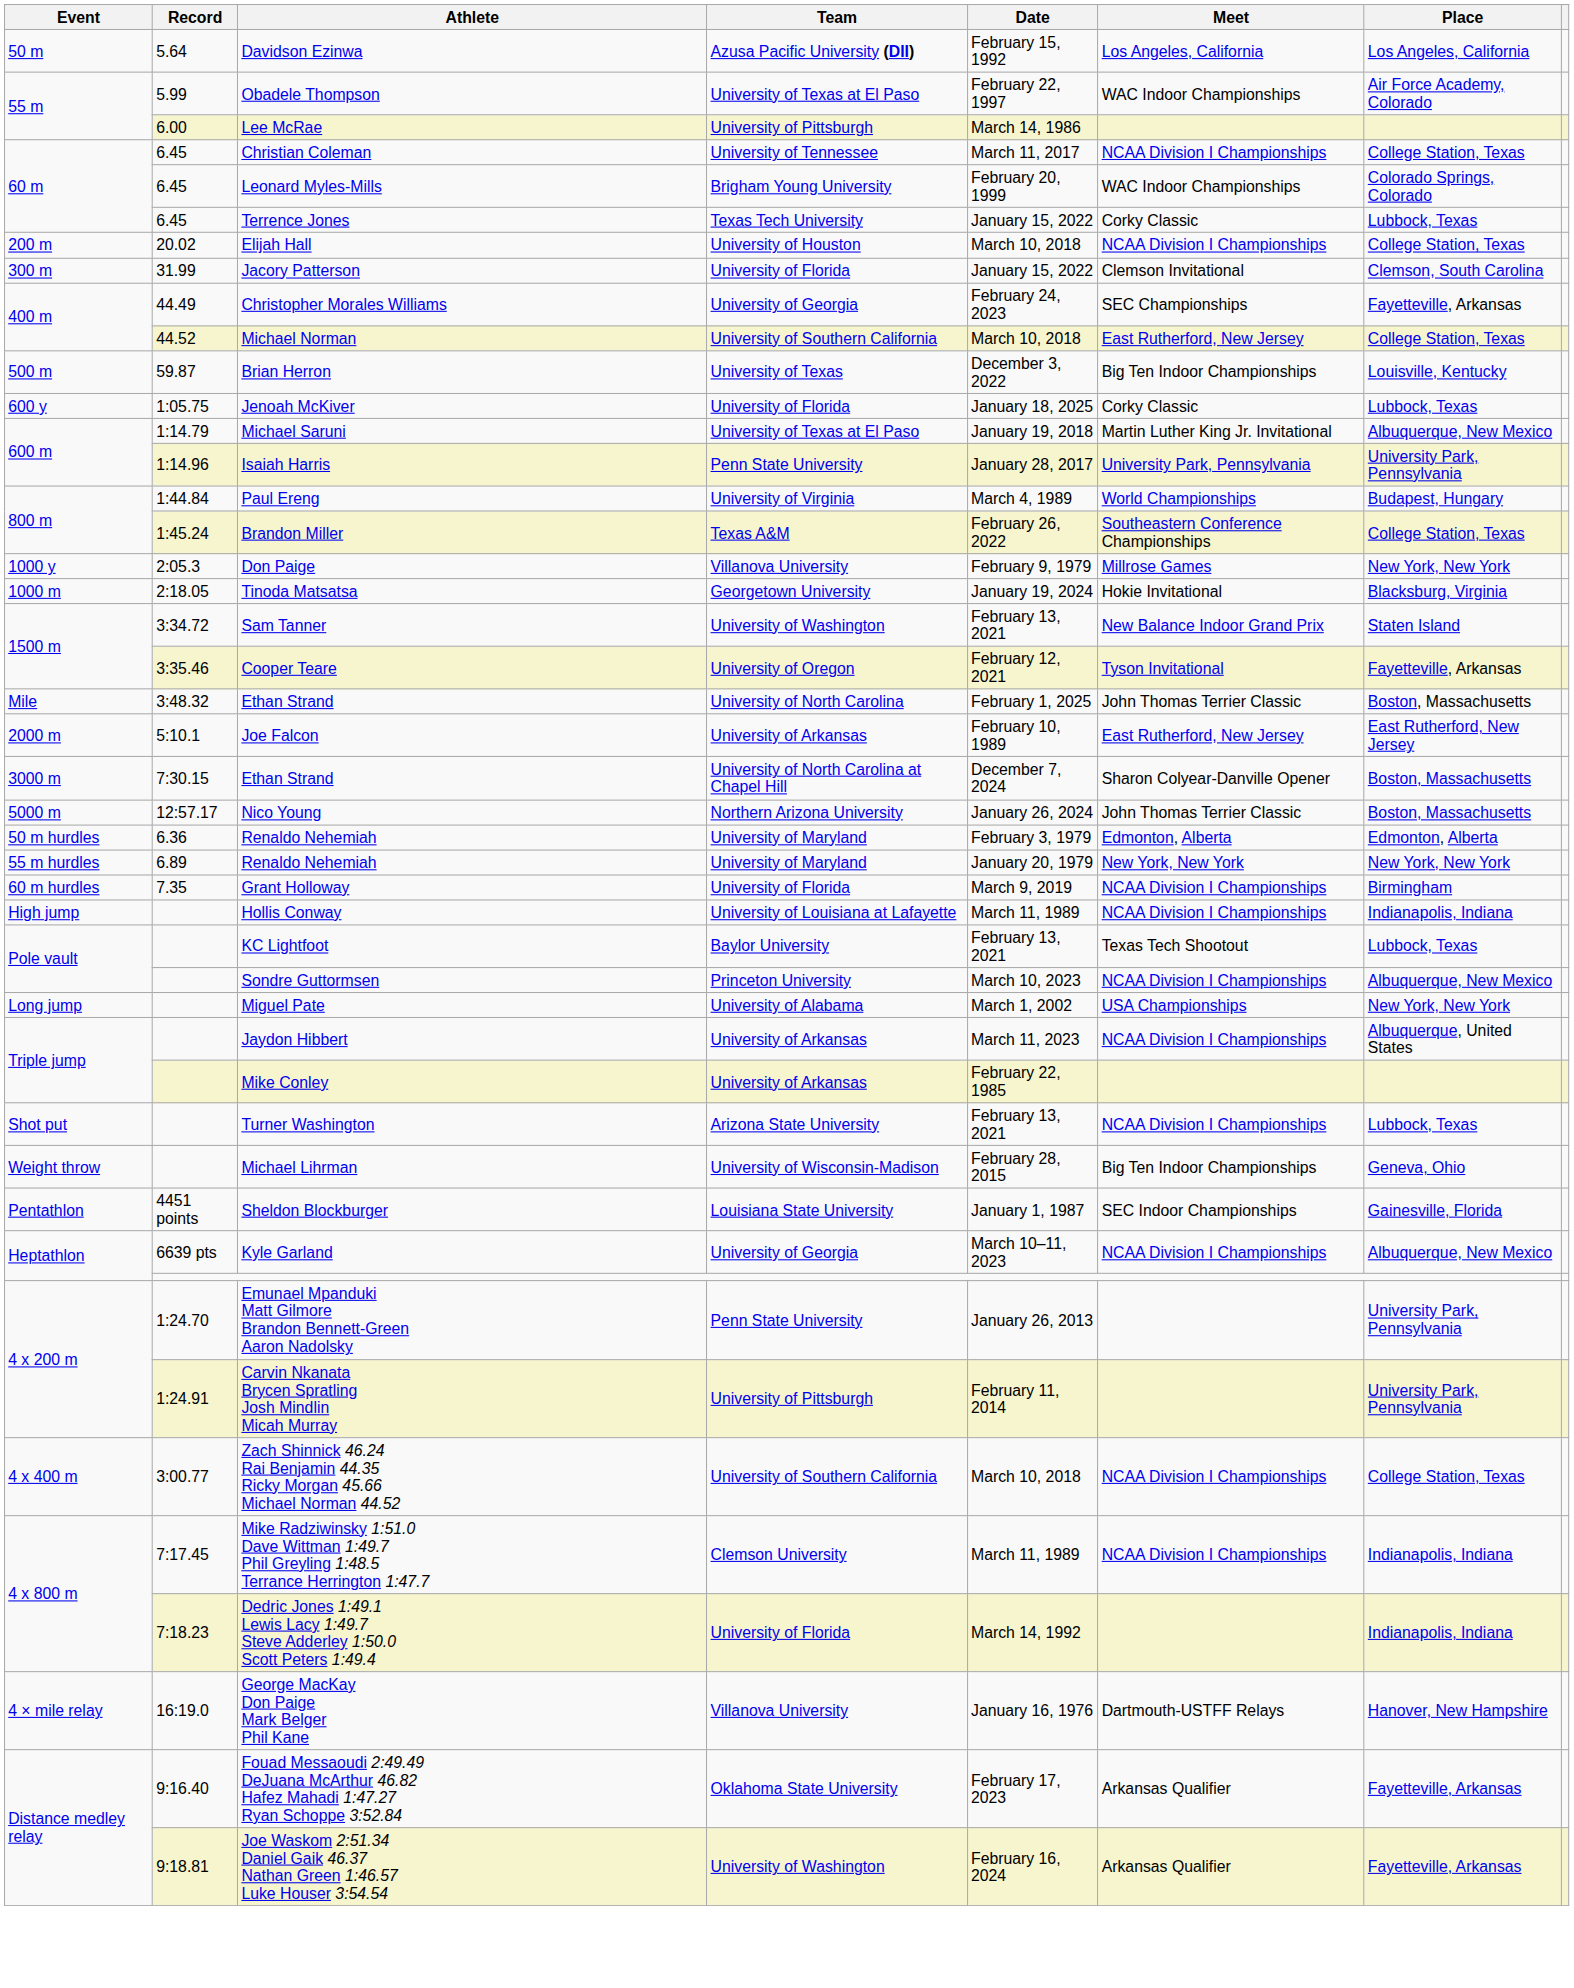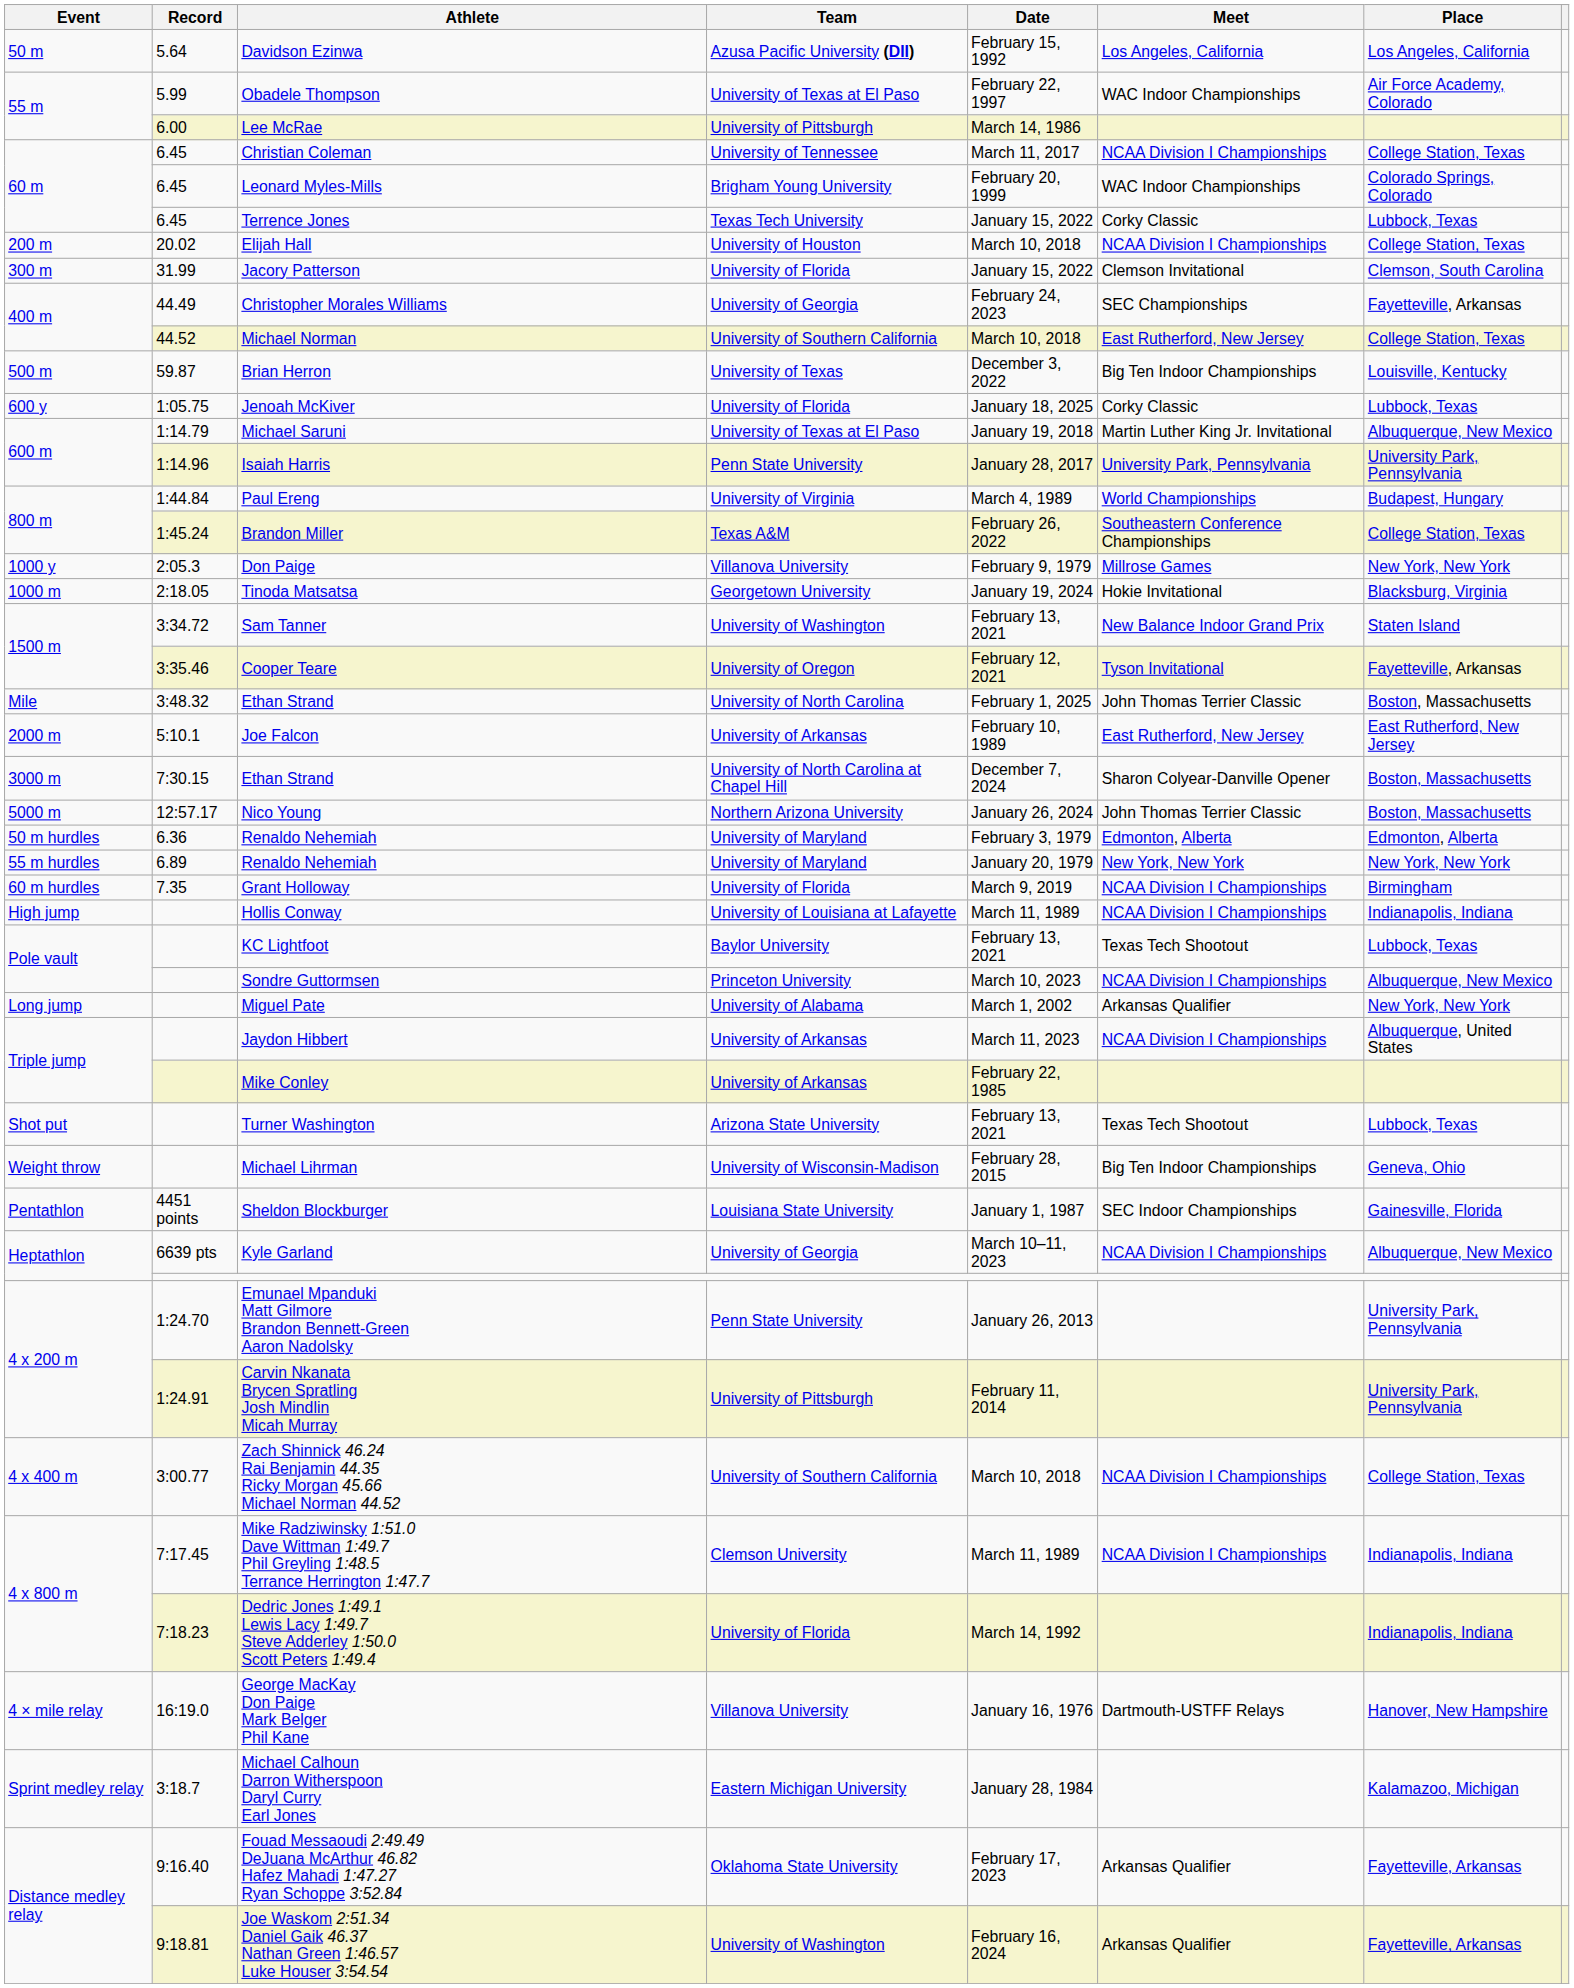(1174, 1005) USA Championships -> (1166, 1005) Arkansas Qualifier
(1214, 1124) NCAA Division I Championships -> (1175, 1124) Texas Tech Shootout
+ row: (178, 1789)
